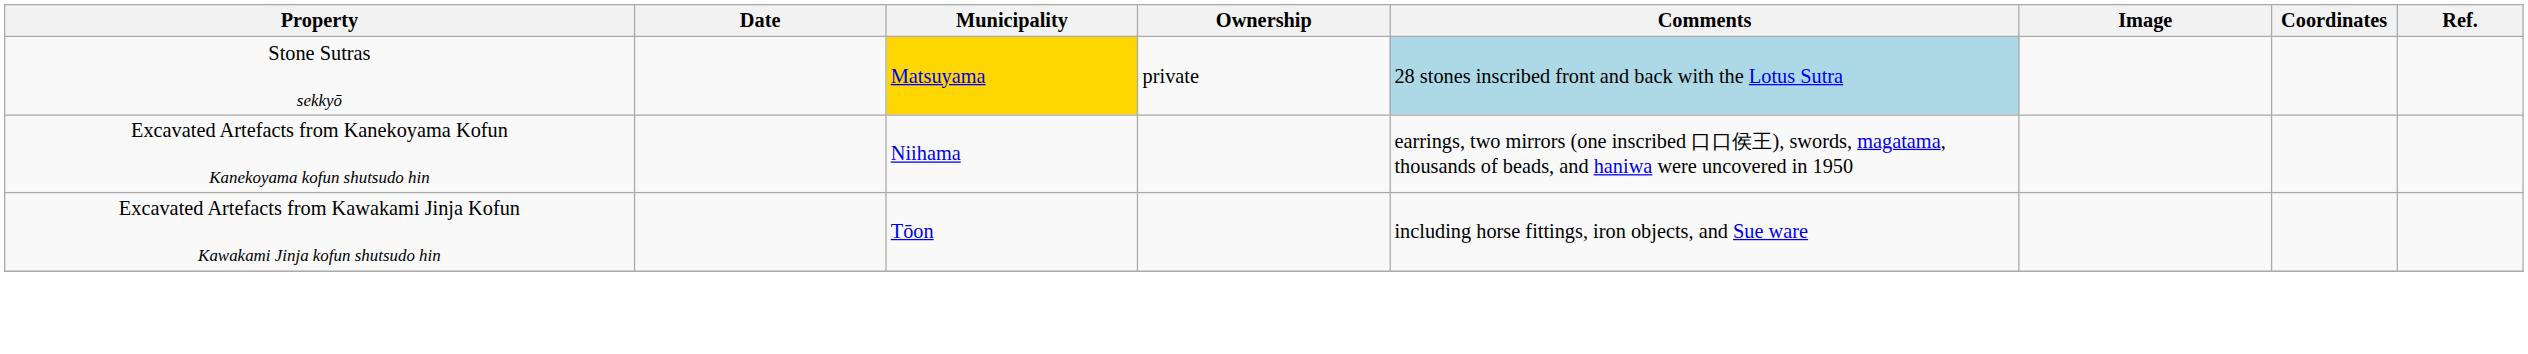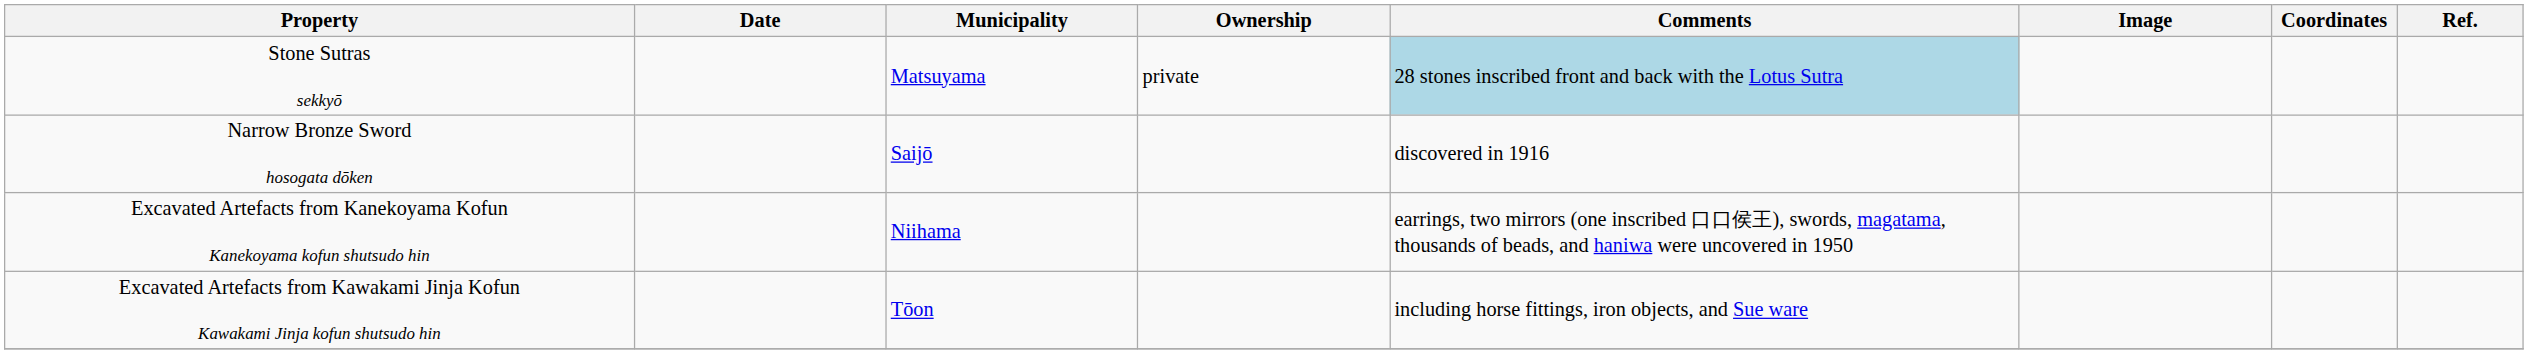(938, 75) gold background -> (938, 75) no background
+ row: (319, 153)
